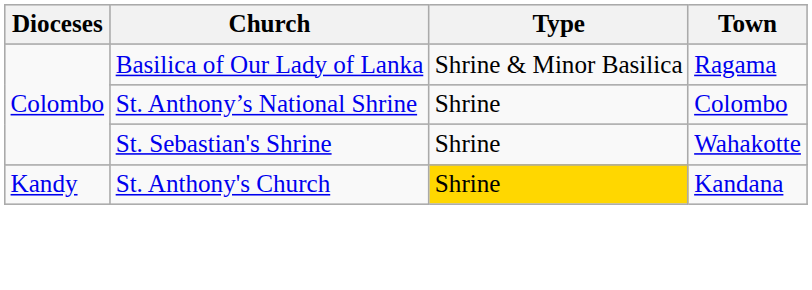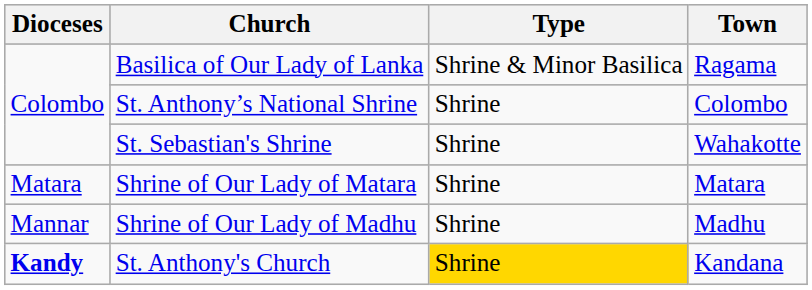+ row: (266, 183)
+ row: (266, 223)
(44, 183) normal -> (47, 263) bold
